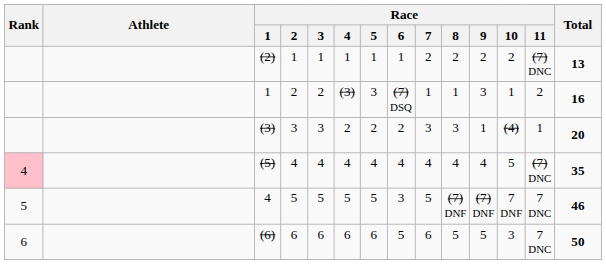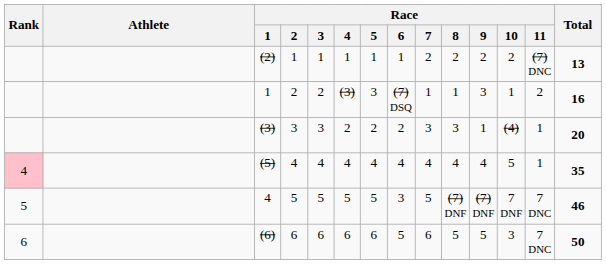(540, 170) (7) DNC -> (540, 170) 1
